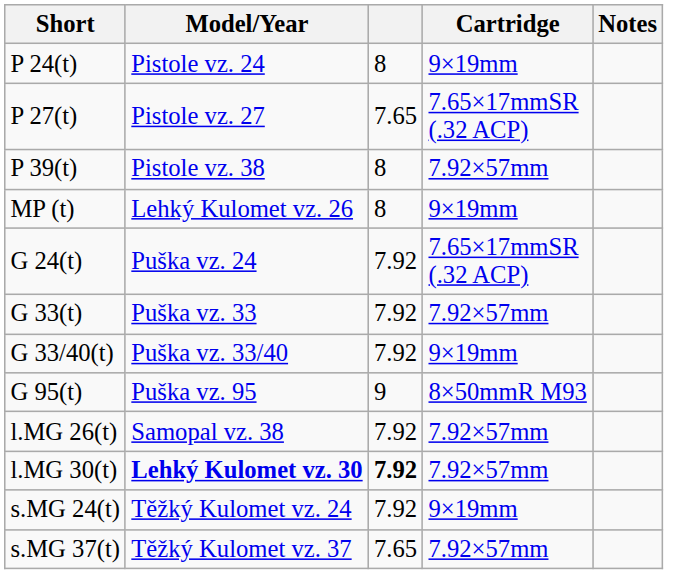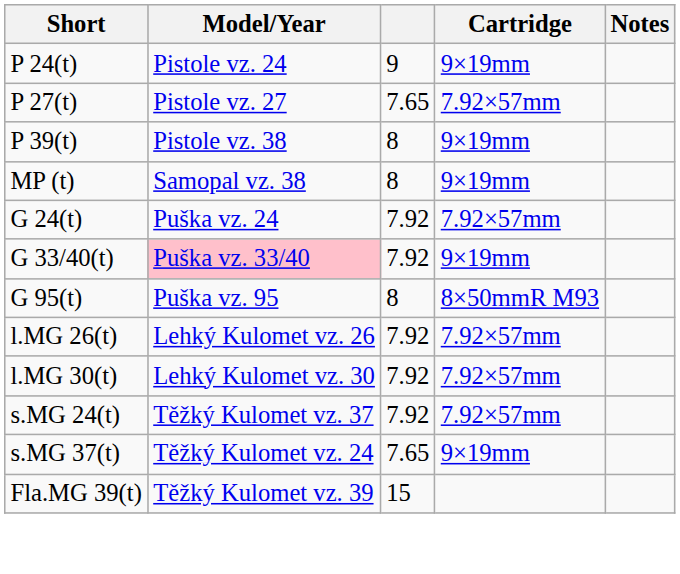(380, 63) 8 -> (392, 63) 9
(504, 116) 7.65×17mmSR (.32 ACP) -> (501, 102) 7.92×57mm
(488, 168) 7.92×57mm -> (485, 141) 9×19mm
(242, 208) Lehký Kulomet vz. 26 -> (230, 180) Samopal vz. 38
(504, 261) 7.65×17mmSR (.32 ACP) -> (501, 219) 7.92×57mm
- row: (46, 313)
(210, 353) no background -> (232, 258) pink background
(380, 392) 9 -> (392, 297) 8
(208, 431) Samopal vz. 38 -> (264, 336) Lehký Kulomet vz. 26
(247, 470) bold -> (264, 375) normal
(396, 470) bold -> (408, 375) normal
(241, 509) Těžký Kulomet vz. 24 -> (263, 414) Těžký Kulomet vz. 37
(473, 509) 9×19mm -> (501, 414) 7.92×57mm
(241, 548) Těžký Kulomet vz. 37 -> (263, 453) Těžký Kulomet vz. 24
(488, 548) 7.92×57mm -> (485, 453) 9×19mm
+ row: (76, 492)
